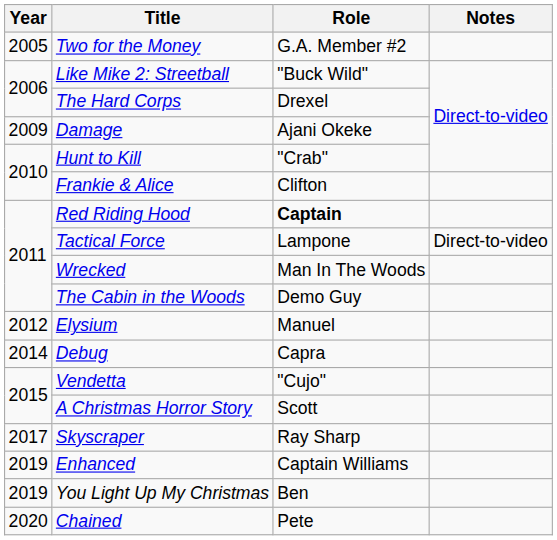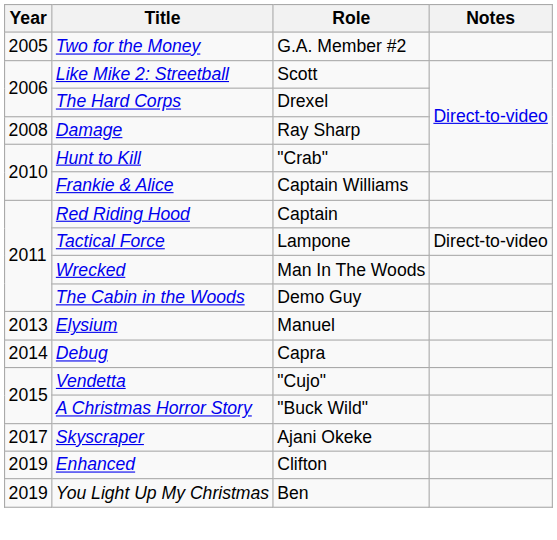(323, 74) "Buck Wild" -> (297, 74) Scott
(28, 130) 2009 -> (28, 130) 2008
(325, 130) Ajani Okeke -> (319, 130) Ray Sharp
(302, 185) Clifton -> (343, 185) Captain Williams
(309, 213) bold -> (308, 213) normal
(28, 325) 2012 -> (28, 325) 2013
(297, 409) Scott -> (323, 409) "Buck Wild"
(319, 437) Ray Sharp -> (325, 437) Ajani Okeke
(343, 465) Captain Williams -> (302, 465) Clifton
- row: (89, 520)
